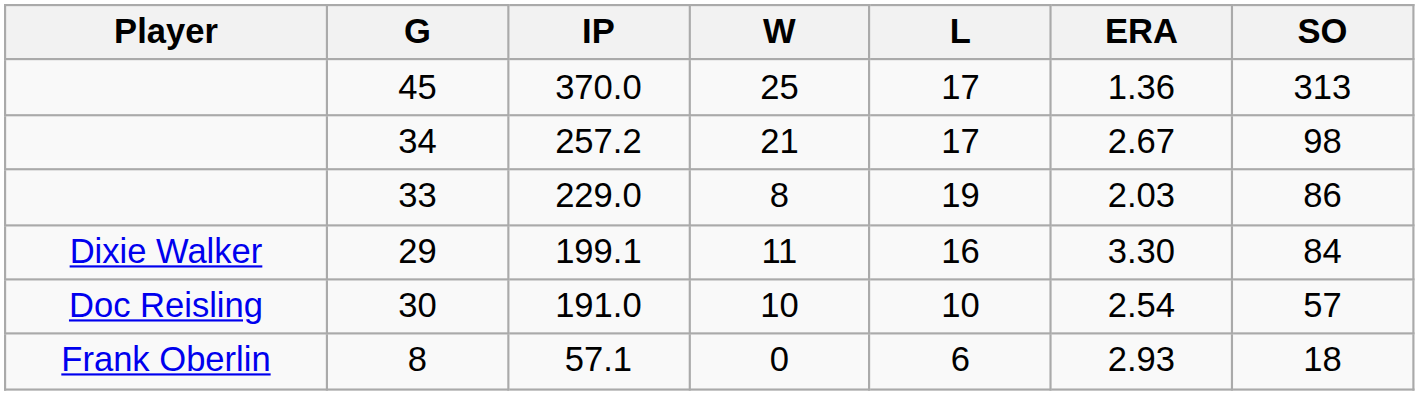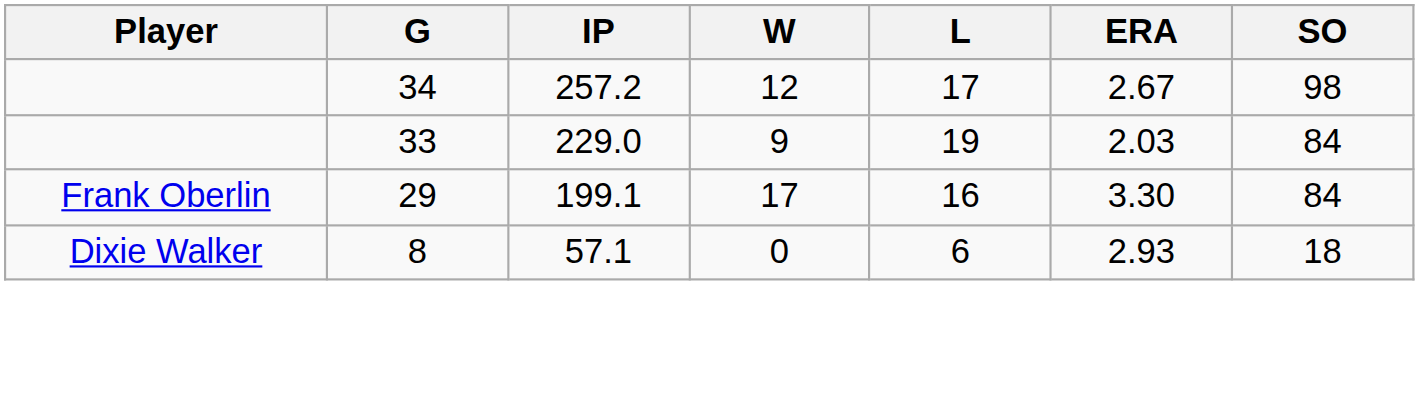- row: (598, 86)
(779, 141) 21 -> (779, 86) 12
(779, 196) 8 -> (779, 141) 9
(1322, 196) 86 -> (1322, 141) 84
(166, 251) Dixie Walker -> (166, 196) Frank Oberlin
(779, 251) 11 -> (779, 196) 17
- row: (598, 305)
(166, 360) Frank Oberlin -> (166, 251) Dixie Walker
